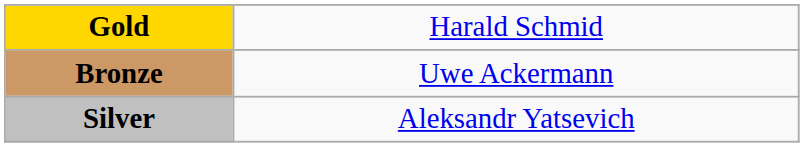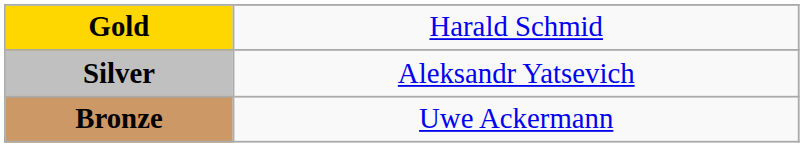rows swapped: (119, 118) <-> (119, 73)
